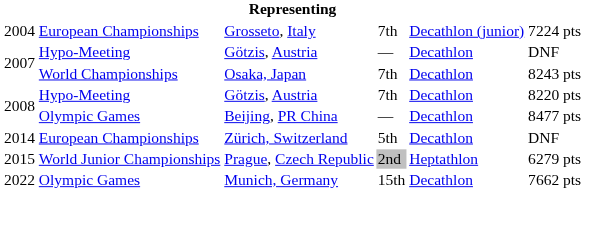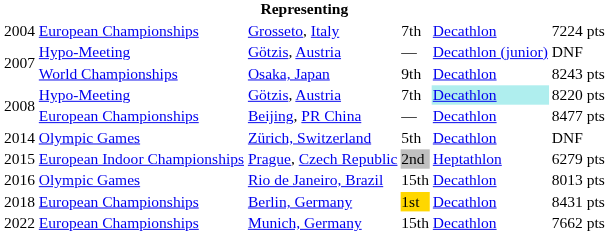(467, 30) Decathlon (junior) -> (465, 30) Decathlon
(441, 52) Decathlon -> (490, 52) Decathlon (junior)
(388, 73) 7th -> (411, 73) 9th
(441, 95) no background -> (465, 95) paleturquoise background
(89, 116) Olympic Games -> (119, 116) European Championships
(119, 137) European Championships -> (89, 137) Olympic Games
(130, 159) World Junior Championships -> (141, 159) European Indoor Championships
+ row: (19, 180)
+ row: (19, 201)
(89, 180) Olympic Games -> (119, 223) European Championships
